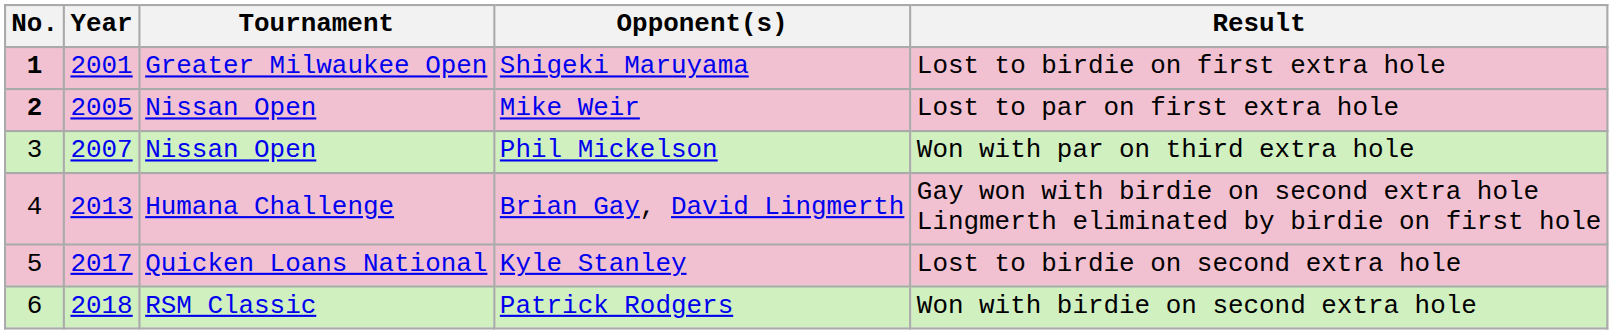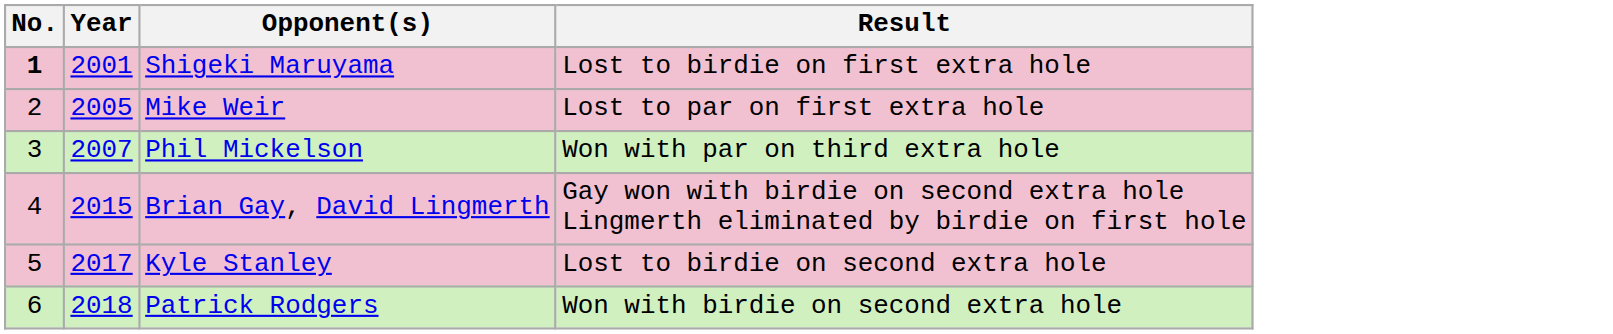- column: (316, 26)
(35, 110) bold -> (35, 110) normal
(102, 209) 2013 -> (102, 209) 2015
